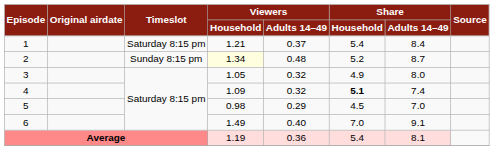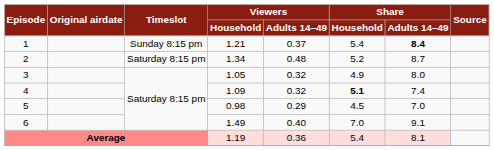(166, 43) Saturday 8:15 pm -> (166, 43) Sunday 8:15 pm
(418, 43) normal -> (418, 43) bold
(166, 59) Sunday 8:15 pm -> (166, 59) Saturday 8:15 pm
(236, 59) lightyellow background -> (236, 59) no background
